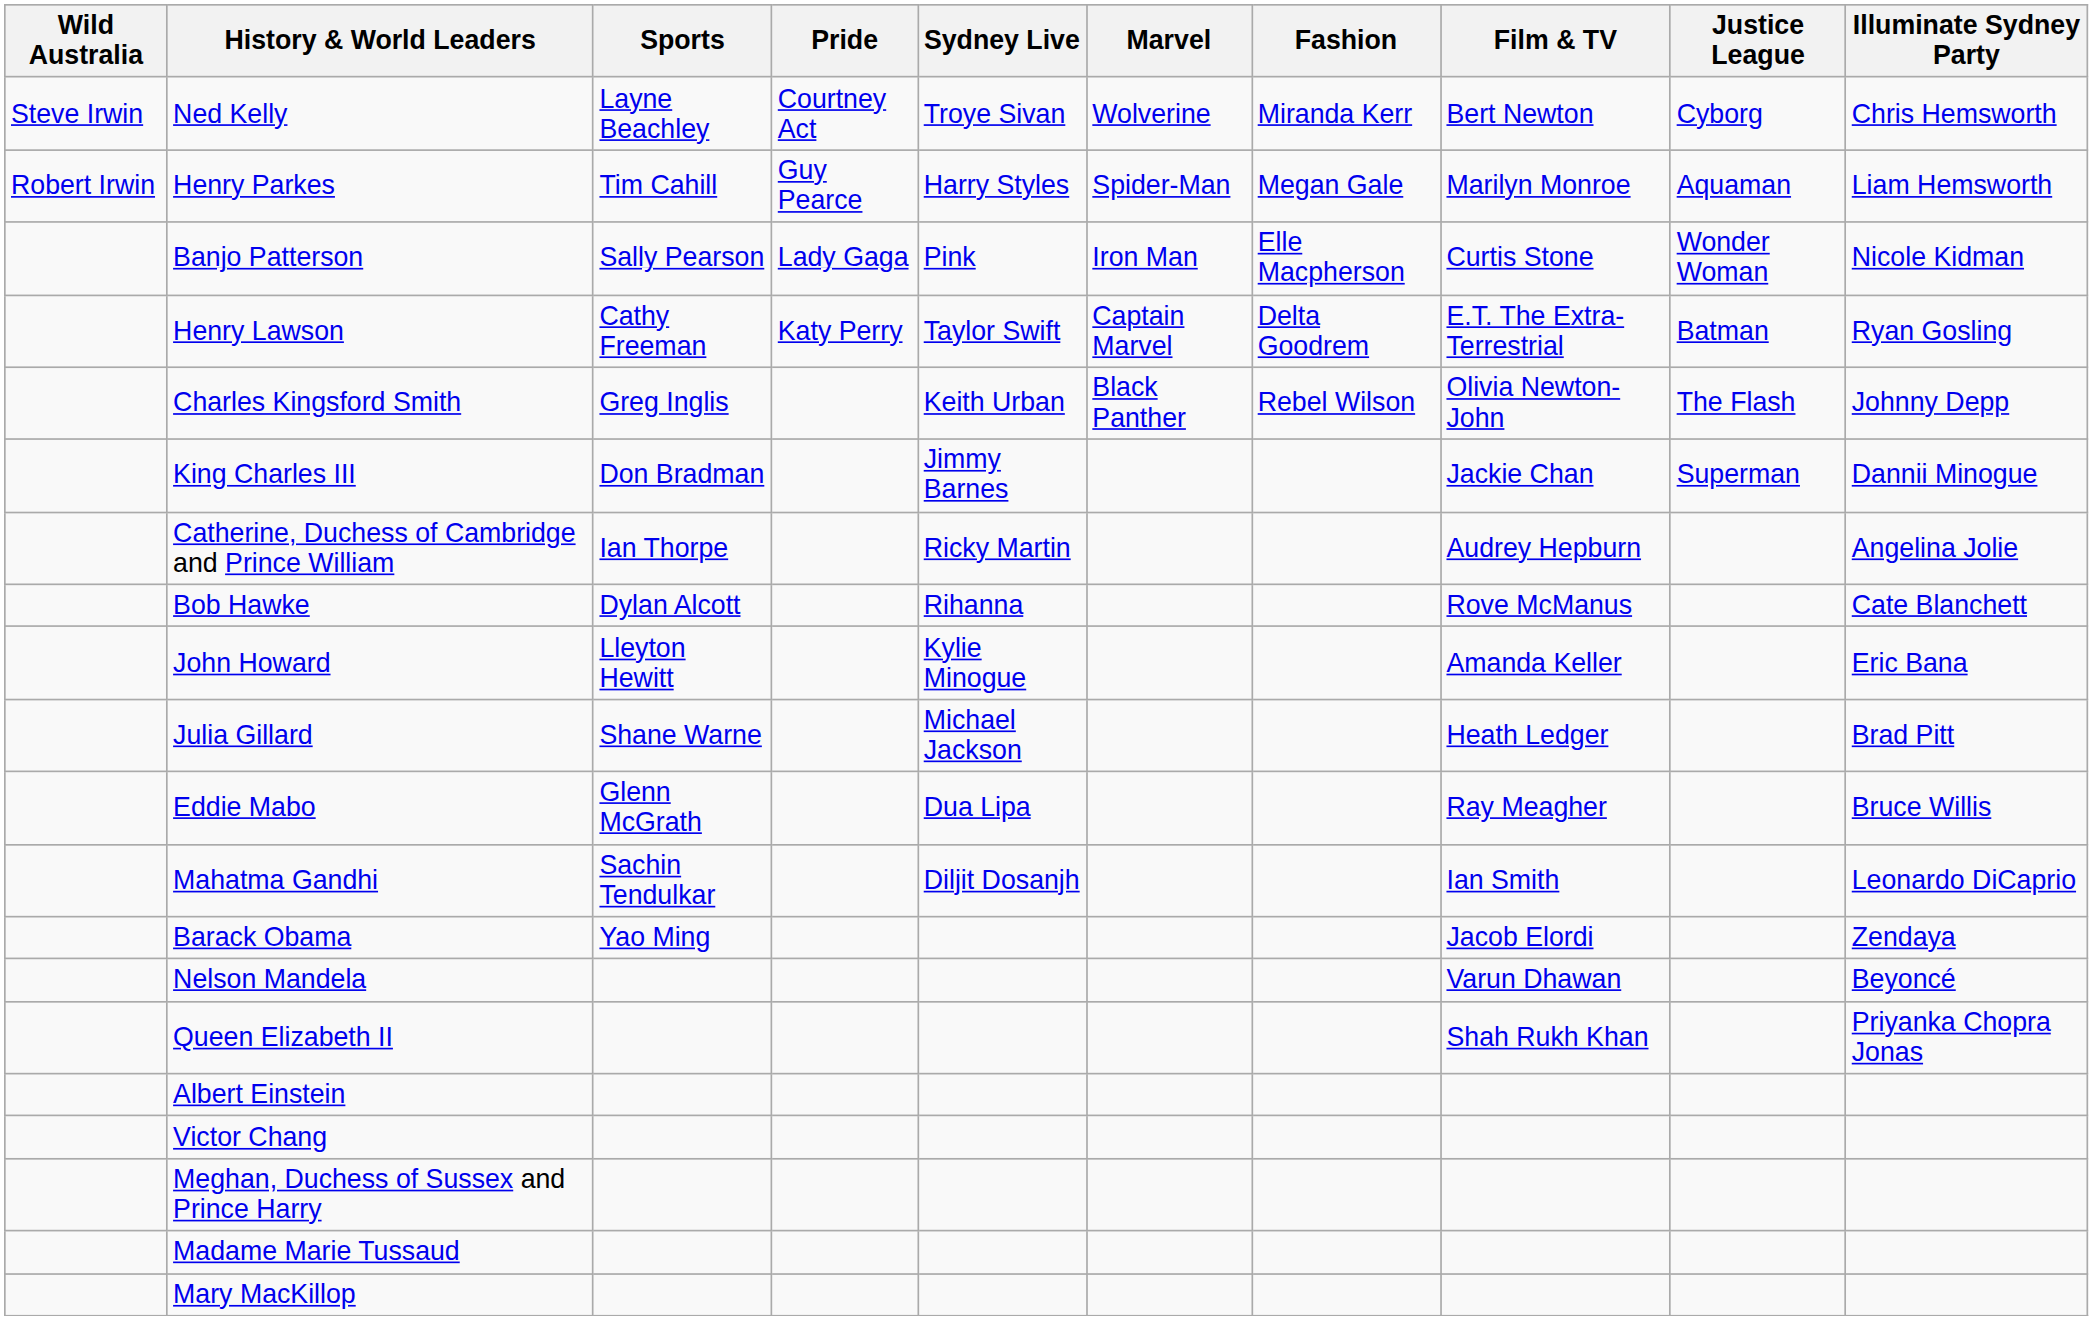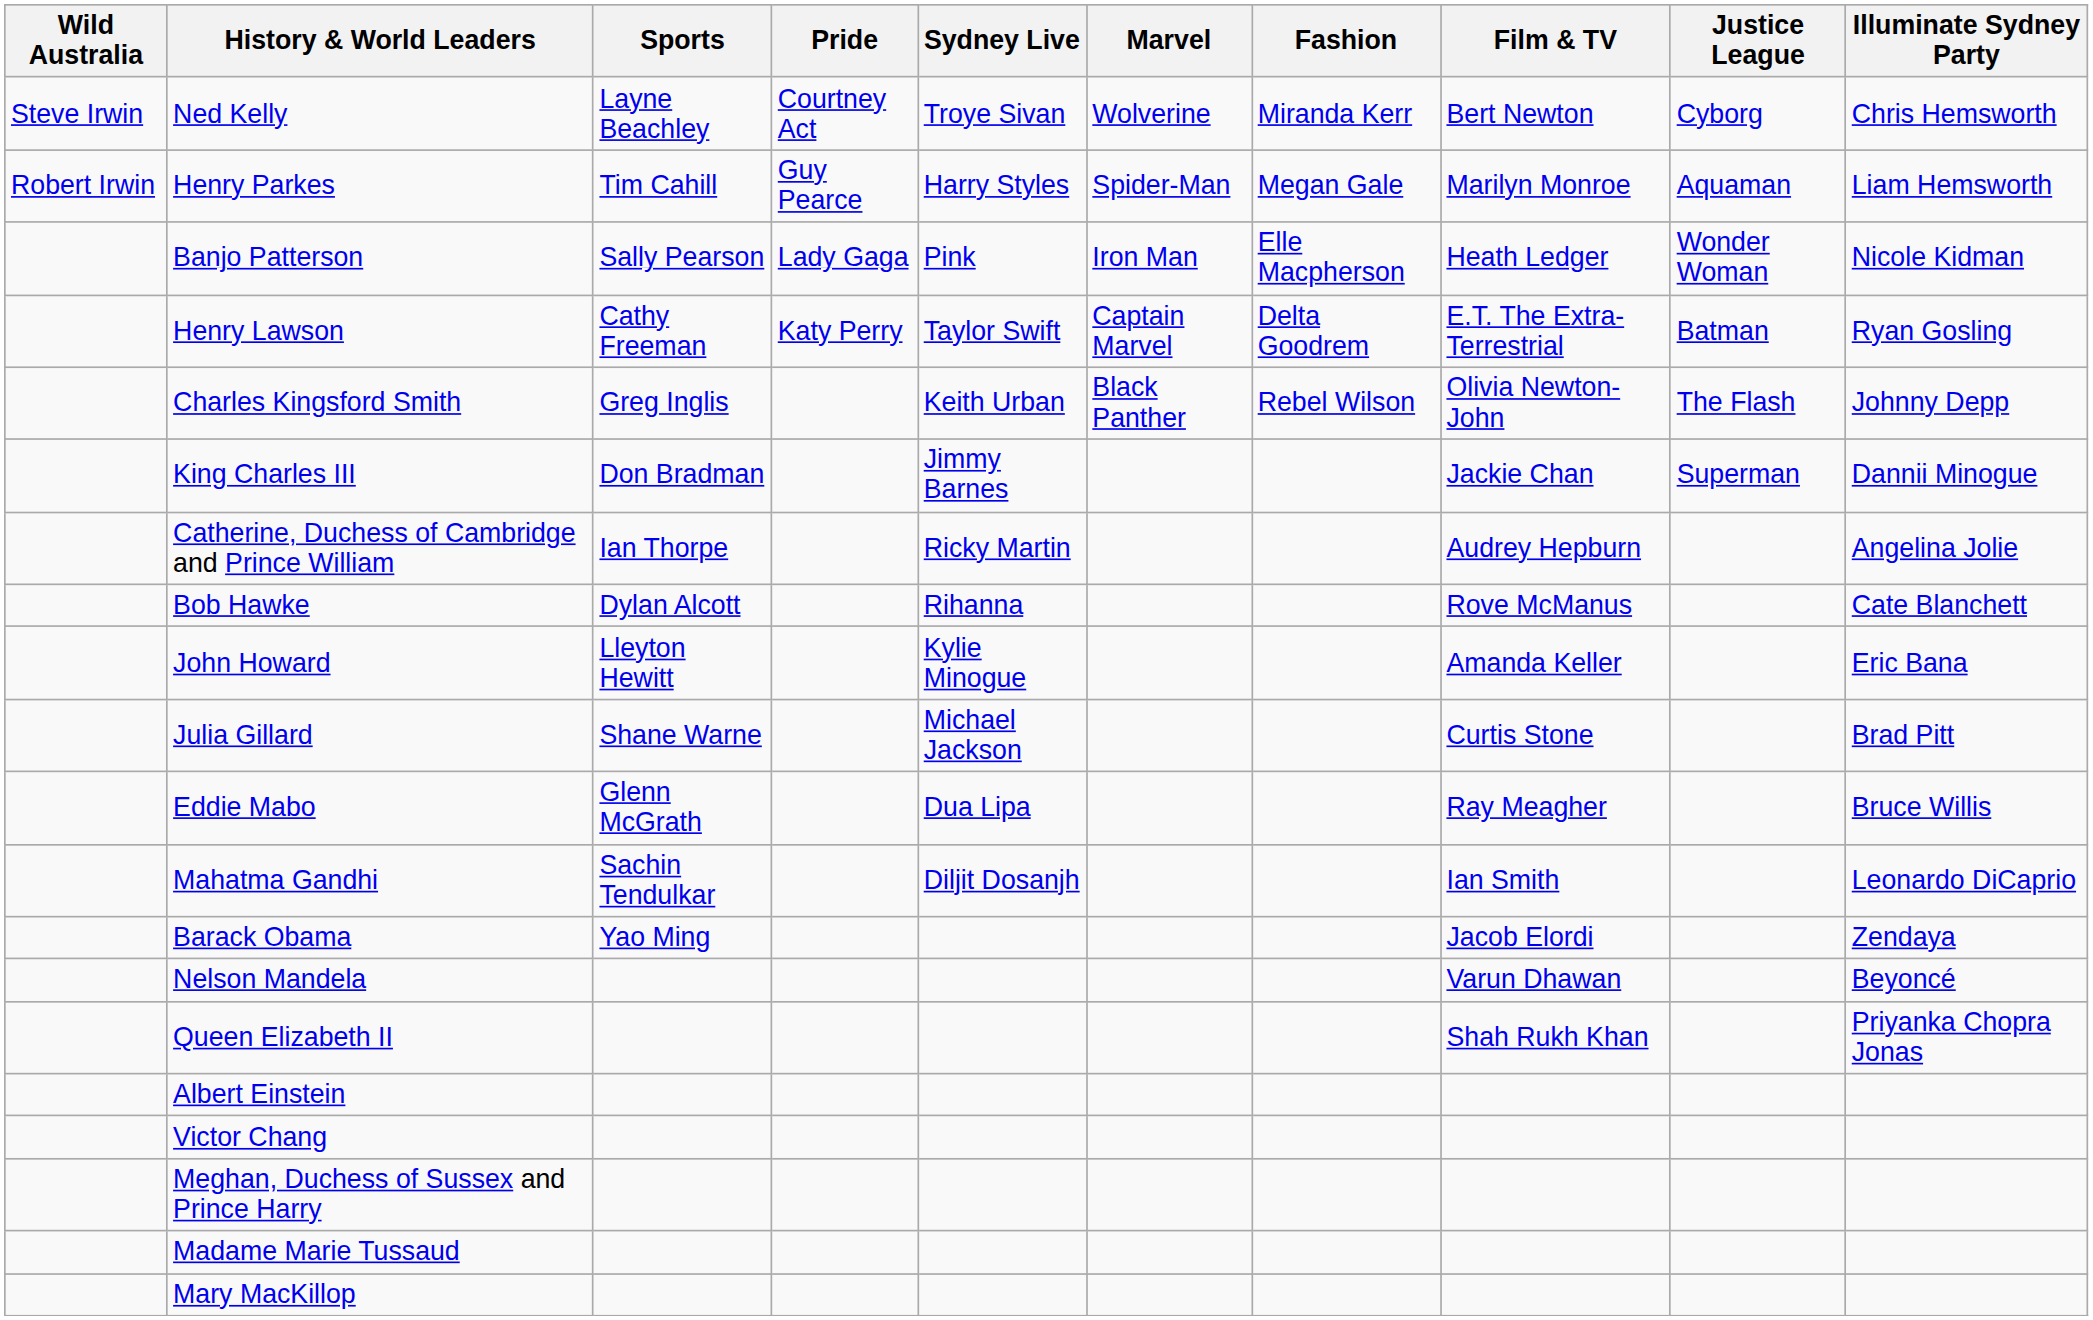(1520, 258) Curtis Stone -> (1527, 258) Heath Ledger
(1527, 735) Heath Ledger -> (1520, 735) Curtis Stone
